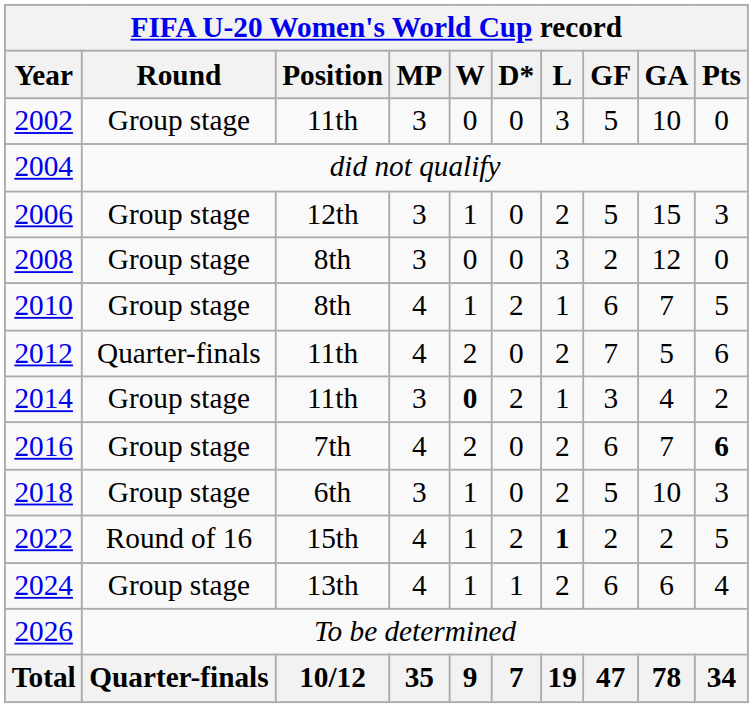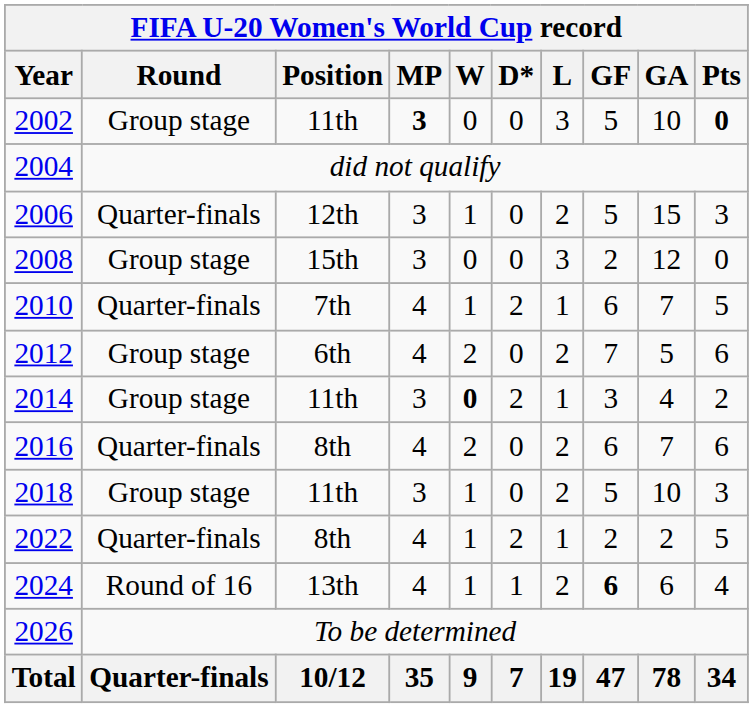(419, 120) normal -> (419, 120) bold
(721, 120) normal -> (721, 120) bold
(179, 213) Group stage -> (179, 213) Quarter-finals
(333, 259) 8th -> (333, 259) 15th
(179, 306) Group stage -> (179, 306) Quarter-finals
(333, 306) 8th -> (333, 306) 7th
(179, 352) Quarter-finals -> (179, 352) Group stage
(333, 352) 11th -> (333, 352) 6th
(179, 445) Group stage -> (179, 445) Quarter-finals
(333, 445) 7th -> (333, 445) 8th
(721, 445) bold -> (721, 445) normal
(333, 492) 6th -> (333, 492) 11th
(179, 538) Round of 16 -> (179, 538) Quarter-finals
(333, 538) 15th -> (333, 538) 8th
(562, 538) bold -> (562, 538) normal
(179, 584) Group stage -> (179, 584) Round of 16
(611, 584) normal -> (611, 584) bold
